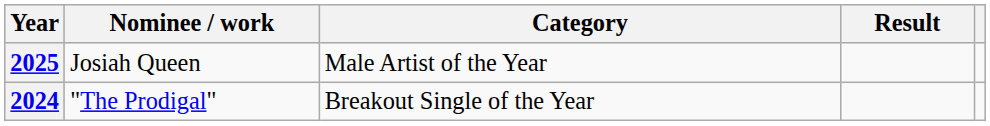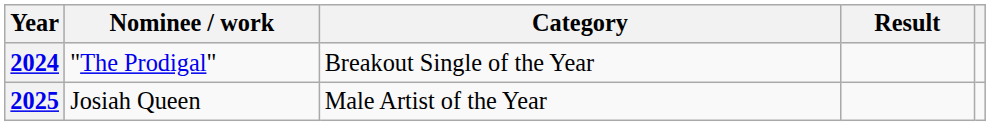rows swapped: (35, 100) <-> (35, 62)
